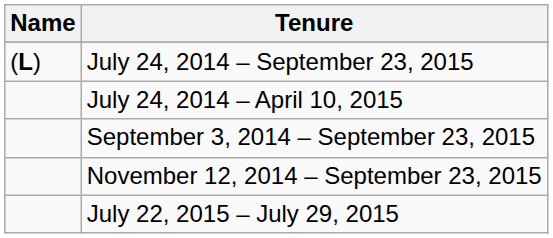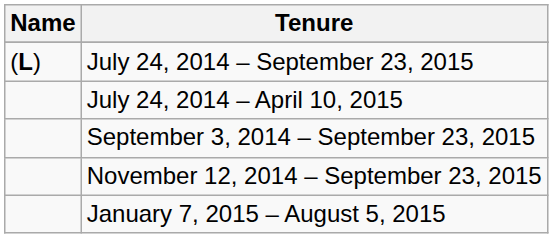+ row: (266, 213)
- row: (243, 213)
